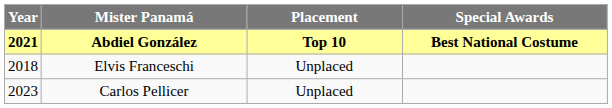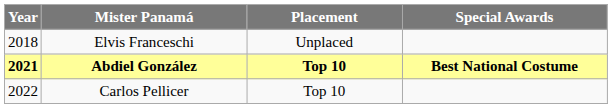rows swapped: (144, 66) <-> (144, 41)
(23, 91) 2023 -> (23, 91) 2022
(324, 91) Unplaced -> (324, 91) Top 10
